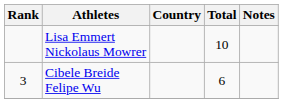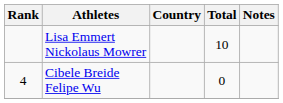(23, 80) 3 -> (23, 80) 4
(222, 80) 6 -> (222, 80) 0
